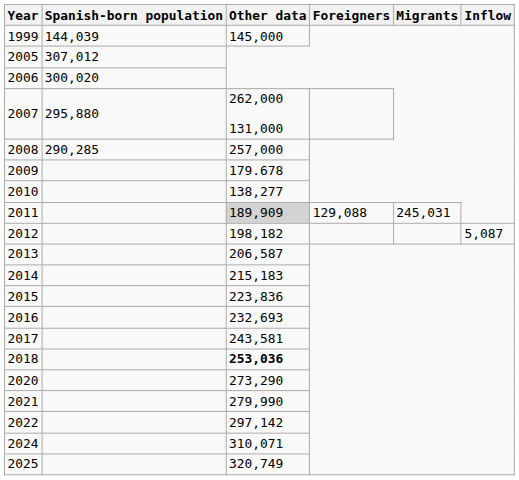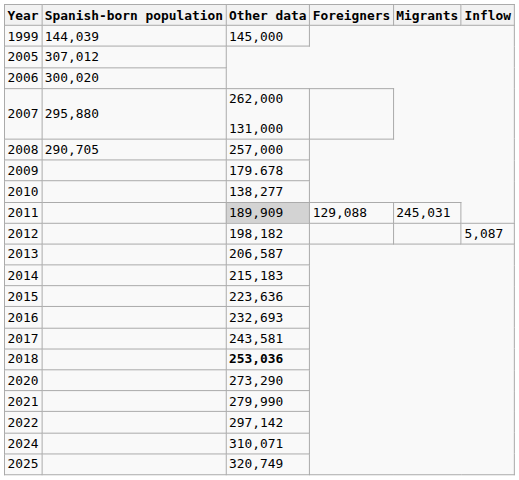(72, 150) 290,285 -> (72, 150) 290,705
(256, 296) 223,836 -> (256, 296) 223,636
